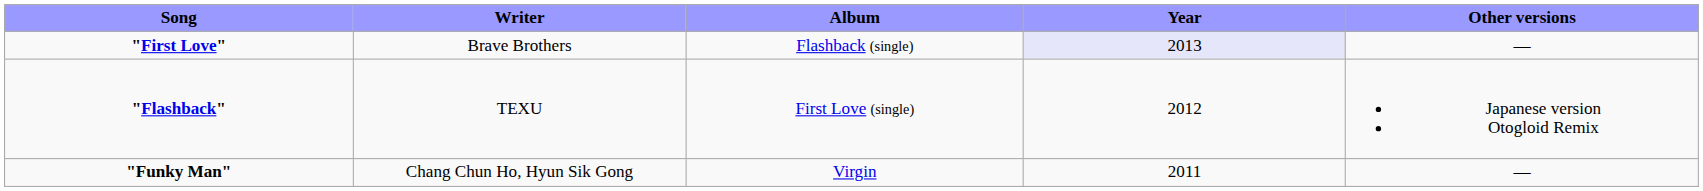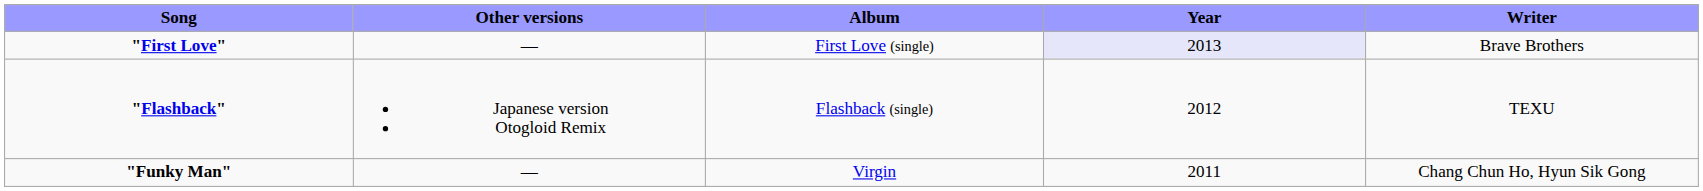columns swapped: (520, 18) <-> (1522, 18)
(855, 45) Flashback (single) -> (874, 45) First Love (single)
(855, 108) First Love (single) -> (874, 108) Flashback (single)
